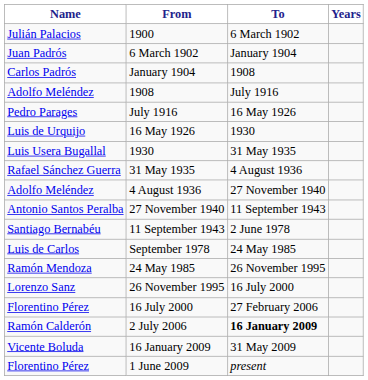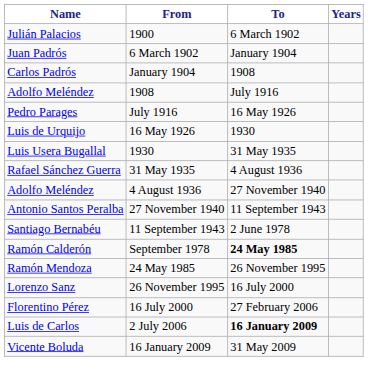(43, 248) Luis de Carlos -> (49, 248) Ramón Calderón
(263, 248) normal -> (264, 248) bold
(49, 326) Ramón Calderón -> (43, 326) Luis de Carlos
- row: (159, 365)
